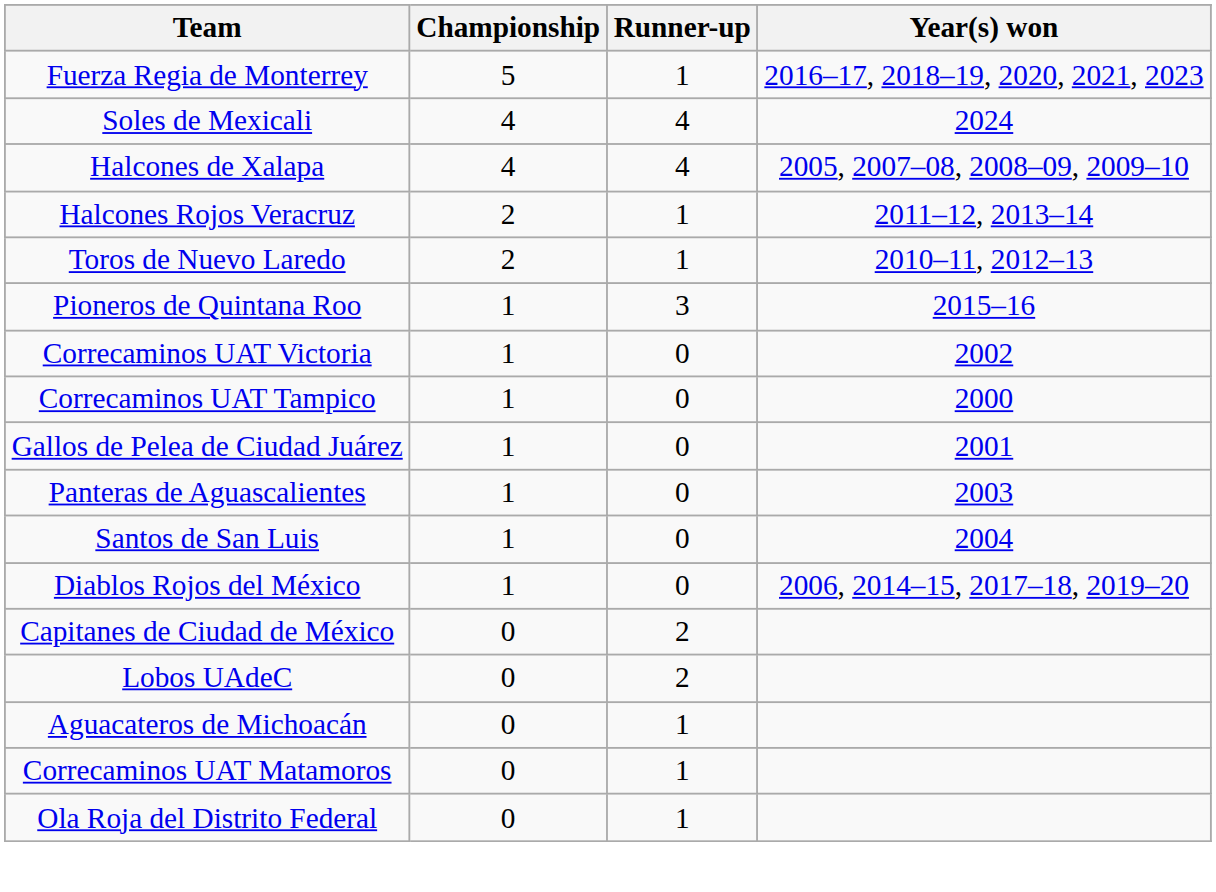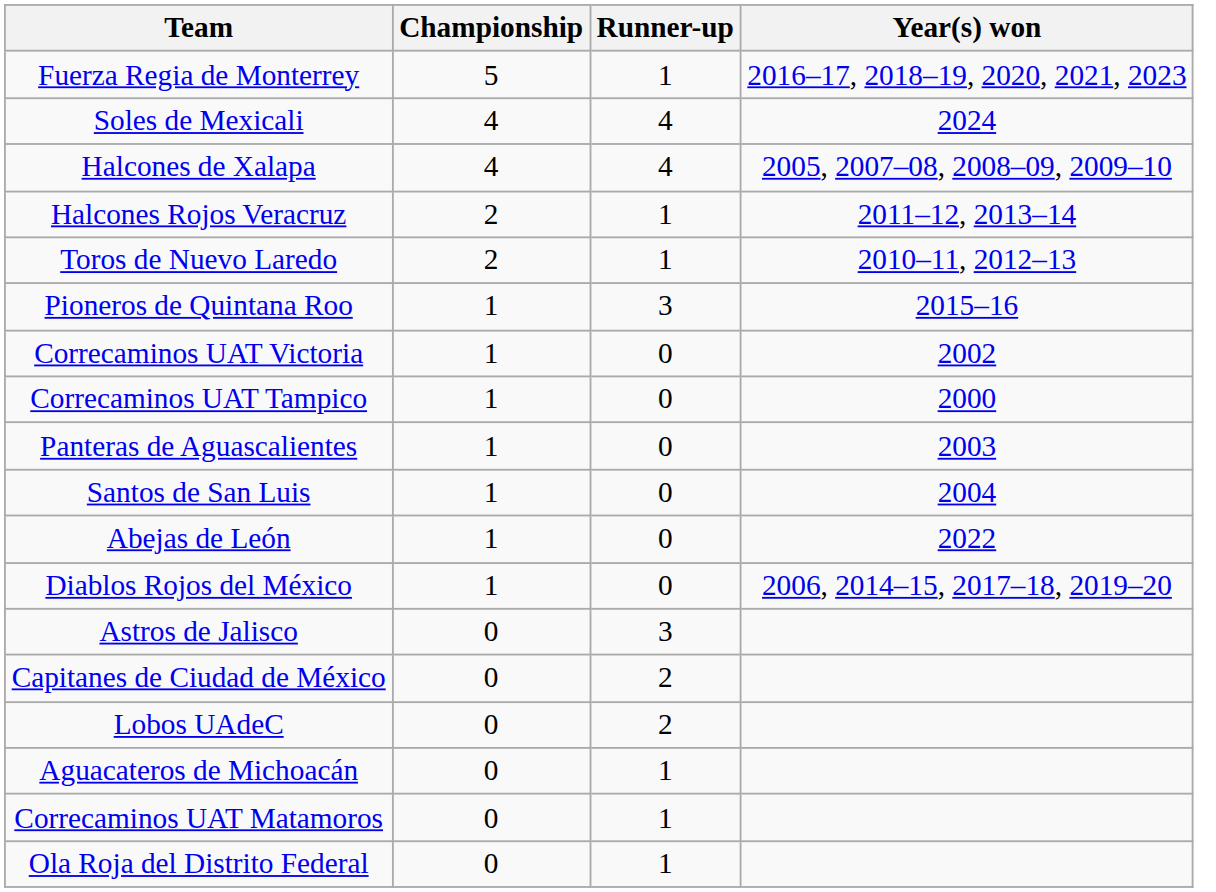- row: (207, 445)
+ row: (199, 538)
+ row: (199, 631)
